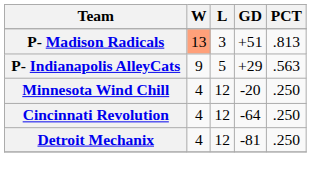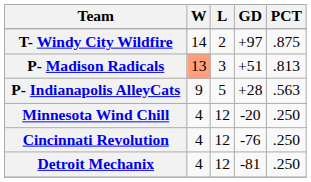+ row: (96, 41)
(250, 66) +29 -> (250, 90) +28
(250, 115) -64 -> (250, 139) -76
